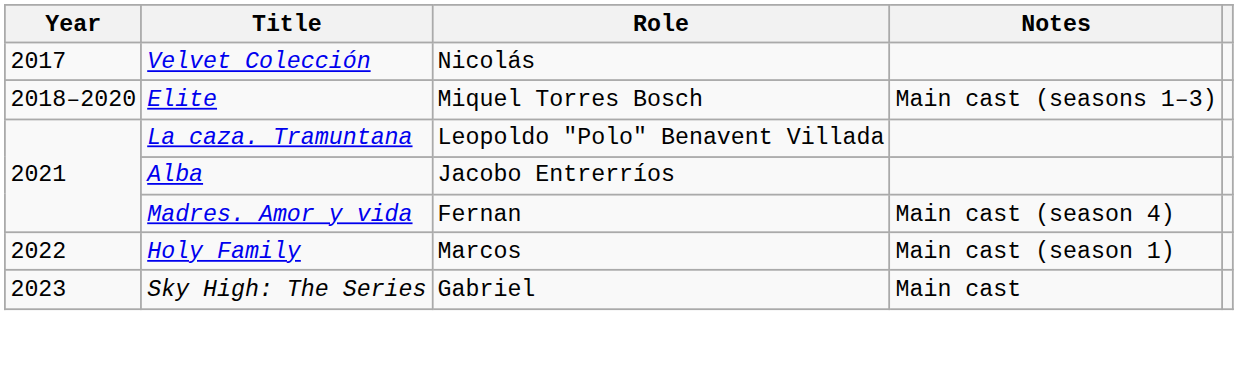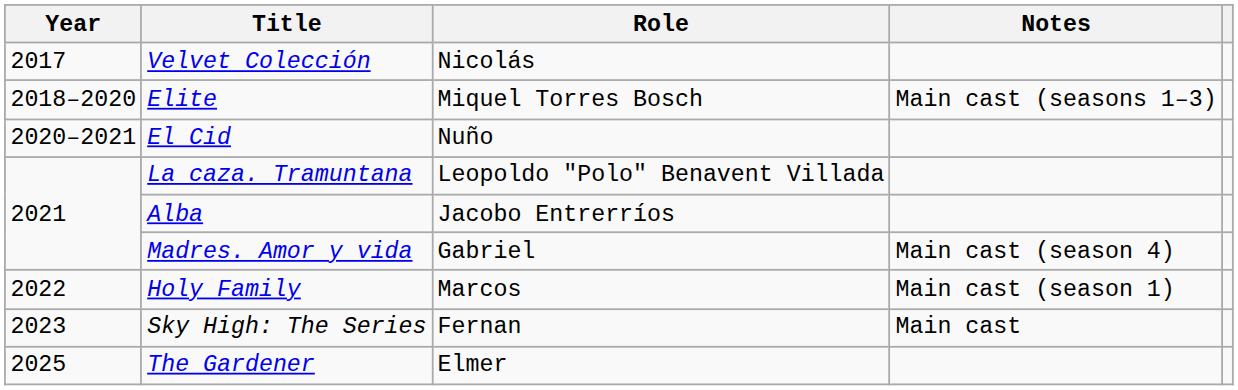+ row: (189, 138)
(479, 213) Fernan -> (486, 251) Gabriel
(486, 289) Gabriel -> (479, 327) Fernan
+ row: (231, 365)
